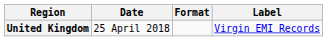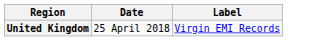- column: (192, 12)
